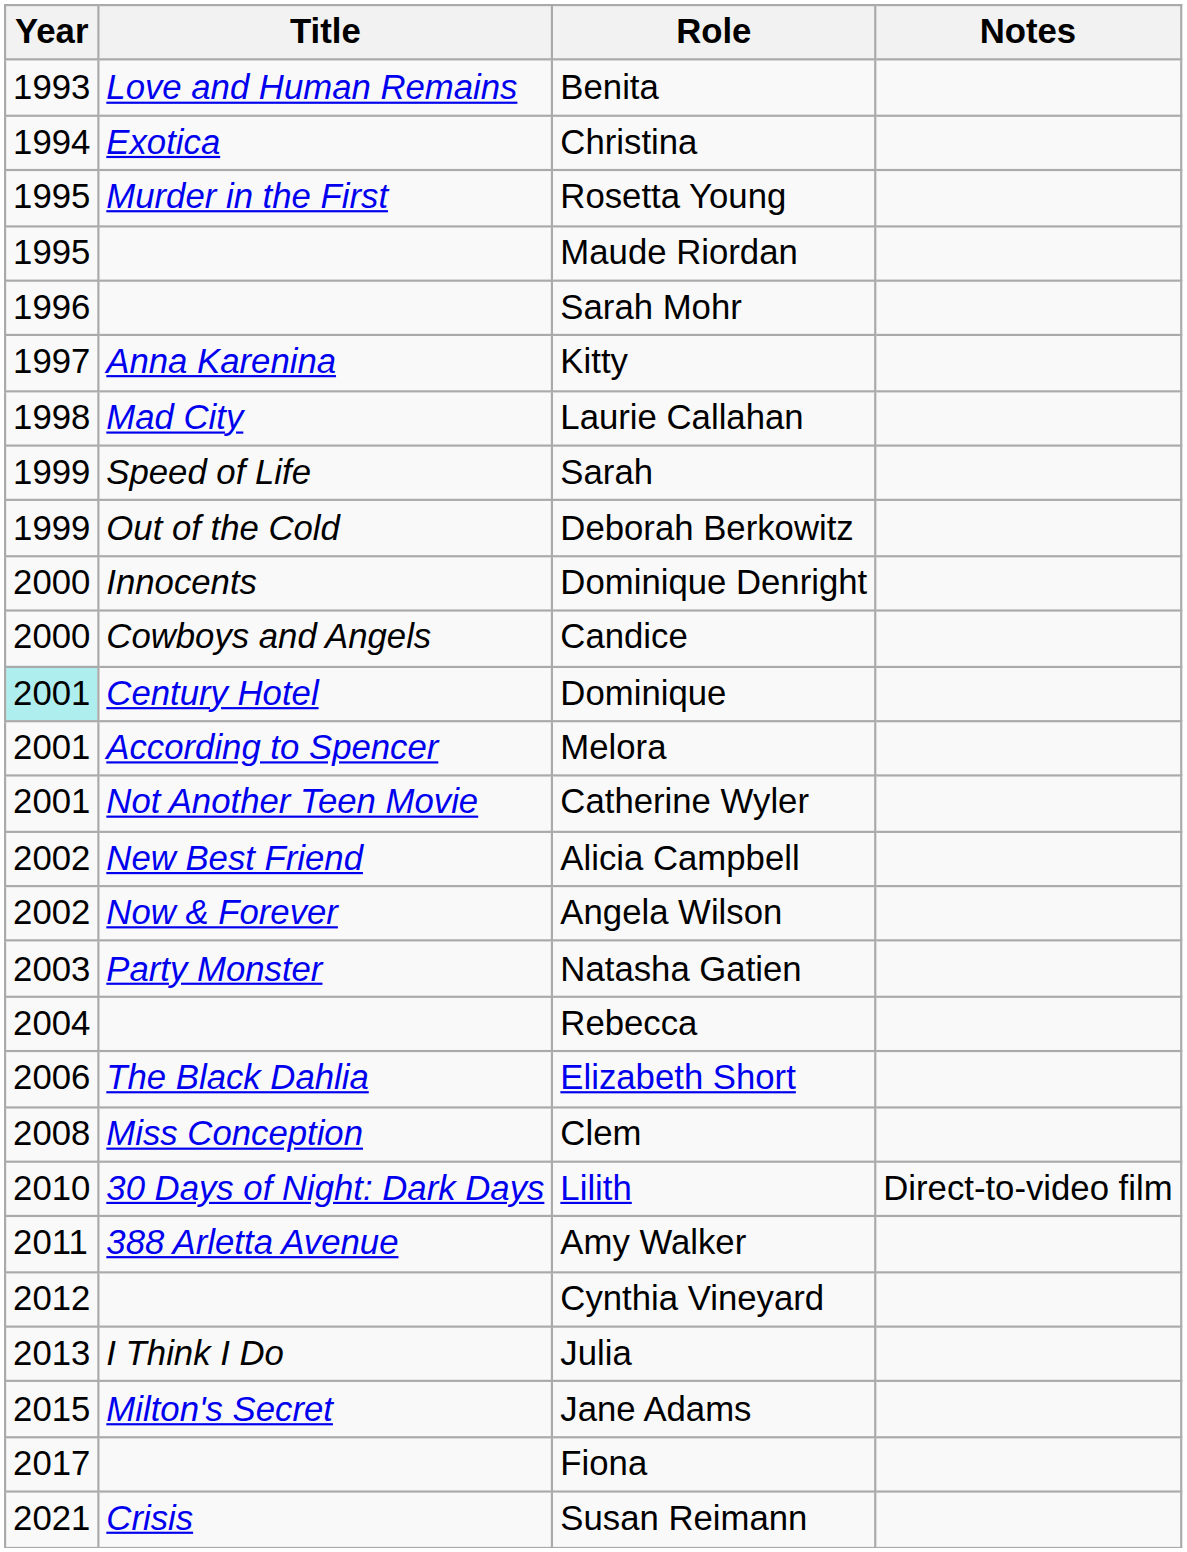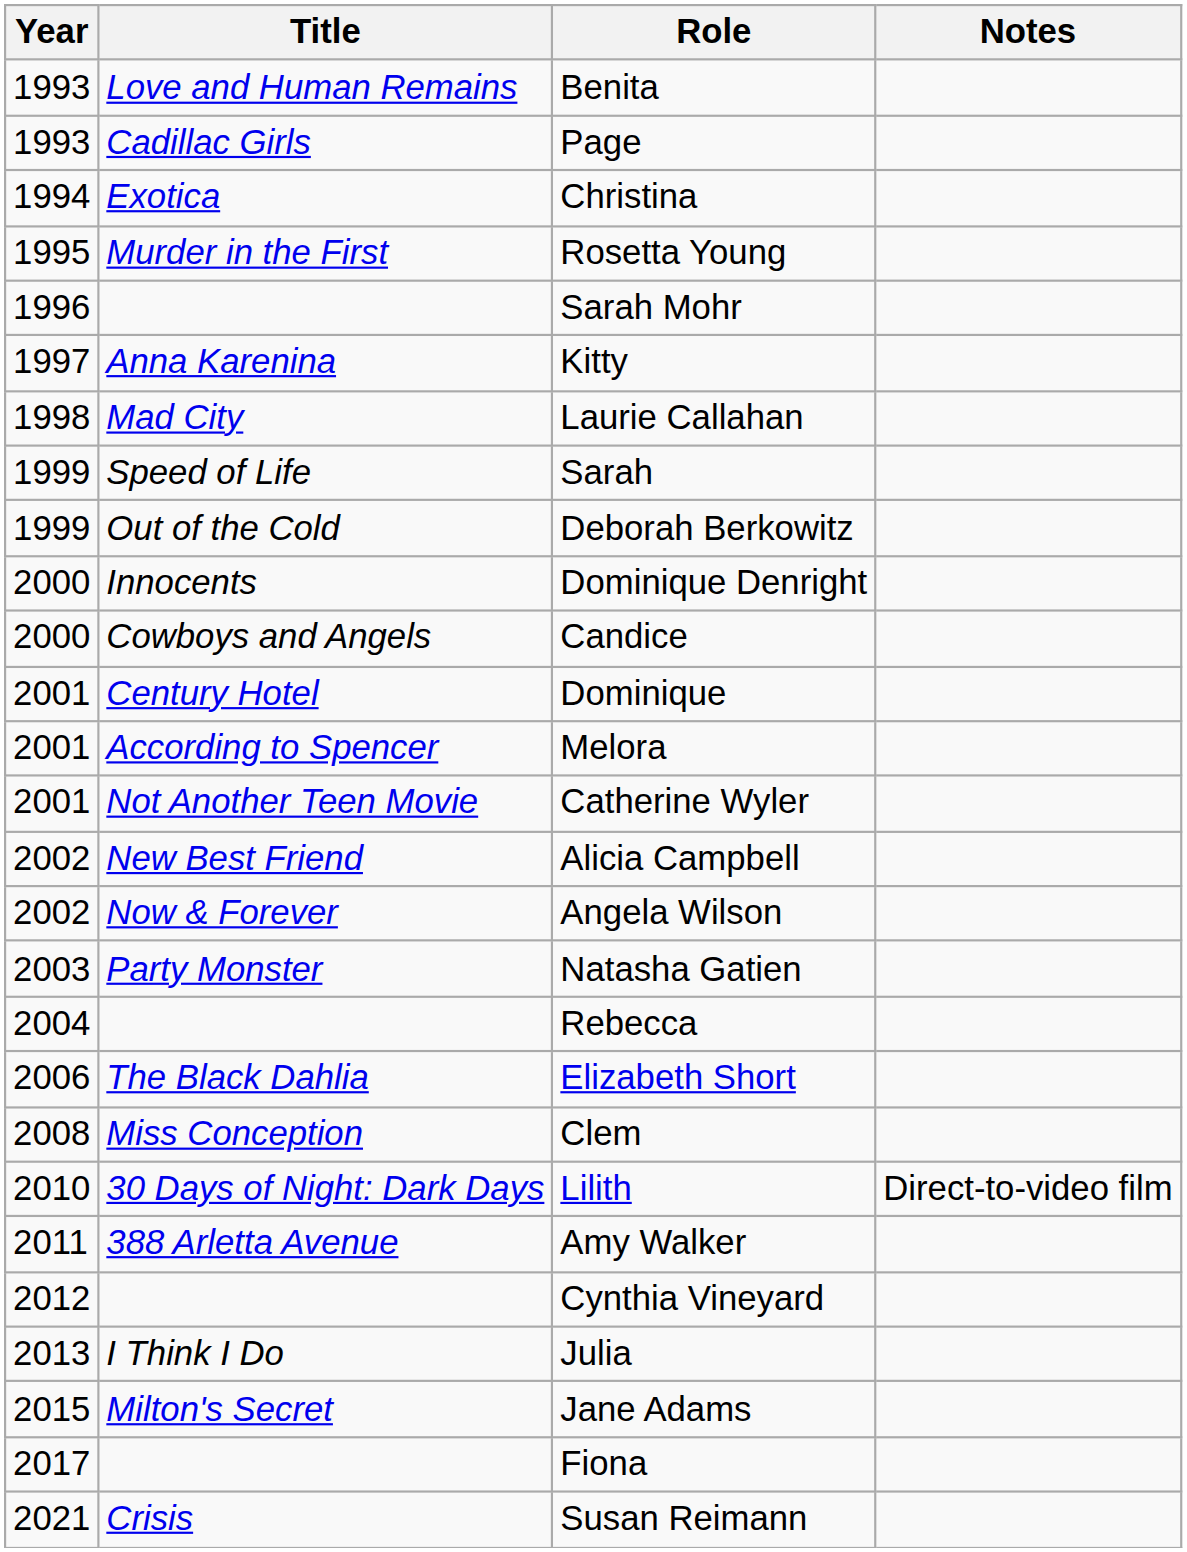+ row: (601, 142)
- row: (679, 252)
(52, 692) paleturquoise background -> (52, 692) no background
